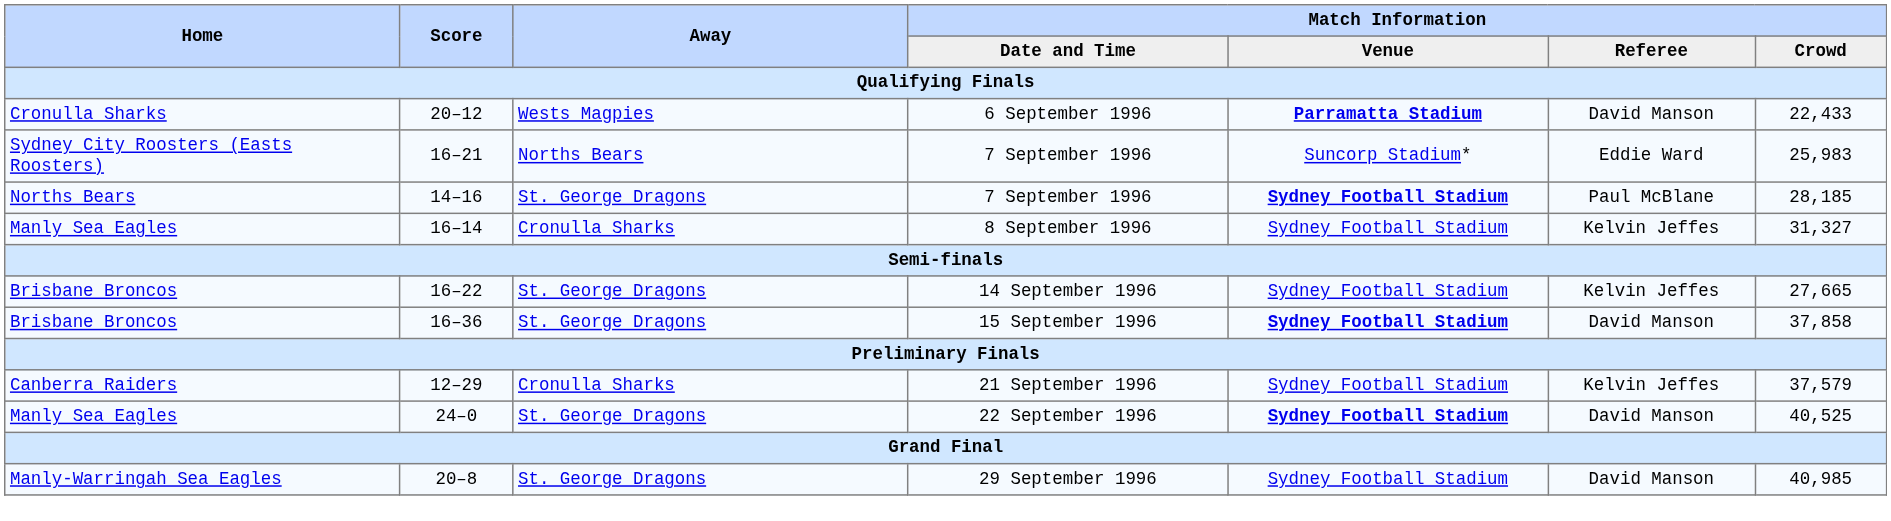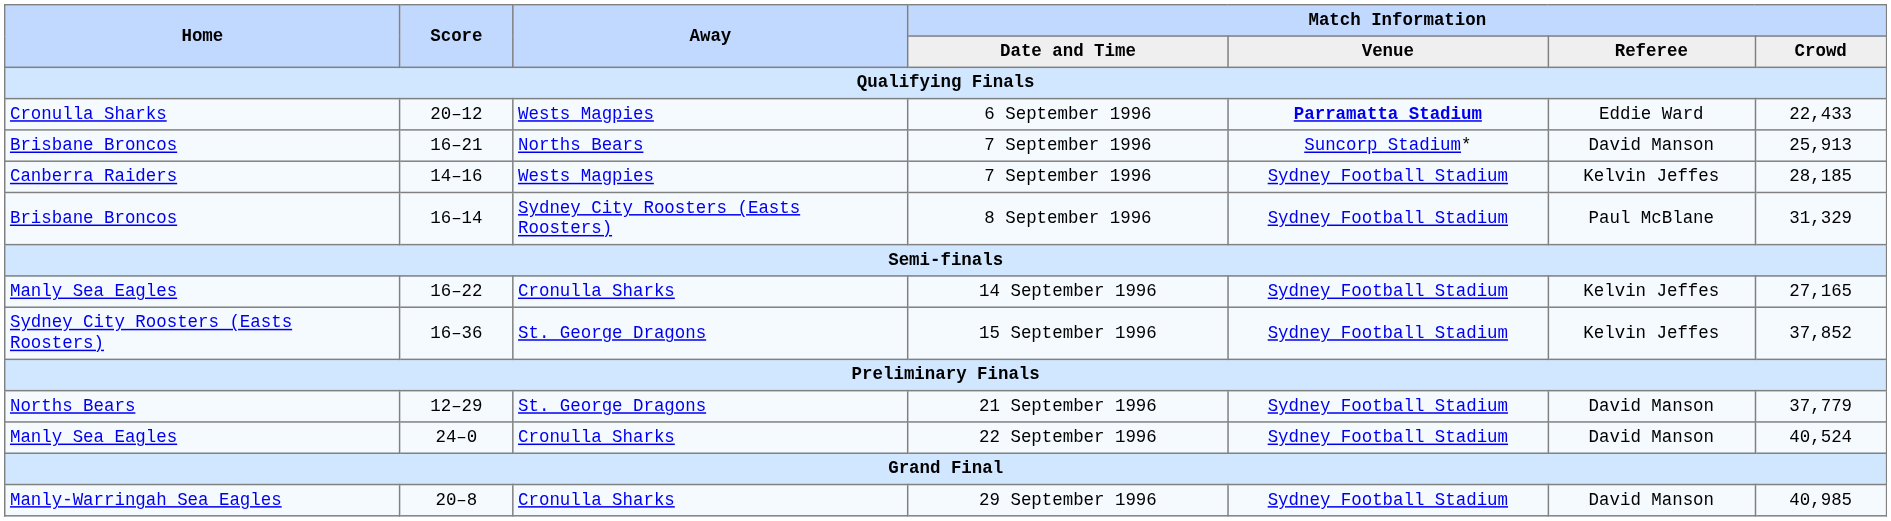(1651, 114) David Manson -> (1651, 114) Eddie Ward
(151, 156) Sydney City Roosters (Easts Roosters) -> (94, 146) Brisbane Broncos
(1651, 156) Eddie Ward -> (1651, 146) David Manson
(1821, 156) 25,983 -> (1821, 146) 25,913
(73, 198) Norths Bears -> (94, 177) Canberra Raiders
(612, 198) St. George Dragons -> (586, 177) Wests Magpies
(1388, 198) bold -> (1388, 177) normal
(1651, 198) Paul McBlane -> (1651, 177) Kelvin Jeffes
(94, 229) Manly Sea Eagles -> (94, 219) Brisbane Broncos
(596, 229) Cronulla Sharks -> (659, 219) Sydney City Roosters (Easts Roosters)
(1651, 229) Kelvin Jeffes -> (1651, 219) Paul McBlane
(1821, 229) 31,327 -> (1821, 219) 31,329
(94, 292) Brisbane Broncos -> (94, 292) Manly Sea Eagles
(612, 292) St. George Dragons -> (596, 292) Cronulla Sharks
(1821, 292) 27,665 -> (1821, 292) 27,165
(94, 323) Brisbane Broncos -> (151, 333) Sydney City Roosters (Easts Roosters)
(1388, 323) bold -> (1388, 333) normal
(1651, 323) David Manson -> (1651, 333) Kelvin Jeffes
(1821, 323) 37,858 -> (1821, 333) 37,852
(94, 385) Canberra Raiders -> (73, 406) Norths Bears
(596, 385) Cronulla Sharks -> (612, 406) St. George Dragons
(1651, 385) Kelvin Jeffes -> (1651, 406) David Manson
(1821, 385) 37,579 -> (1821, 406) 37,779
(612, 417) St. George Dragons -> (596, 438) Cronulla Sharks
(1388, 417) bold -> (1388, 438) normal
(1821, 417) 40,525 -> (1821, 438) 40,524
(612, 479) St. George Dragons -> (596, 500) Cronulla Sharks
